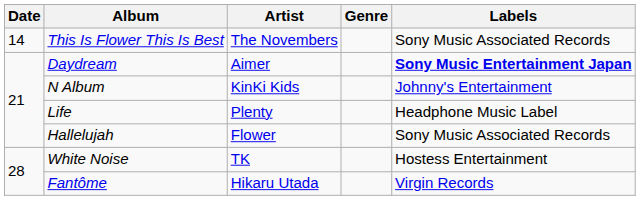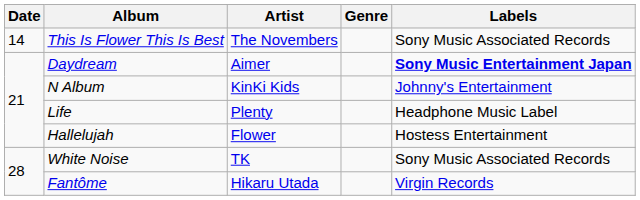(503, 135) Sony Music Associated Records -> (471, 135) Hostess Entertainment
(471, 159) Hostess Entertainment -> (503, 159) Sony Music Associated Records
